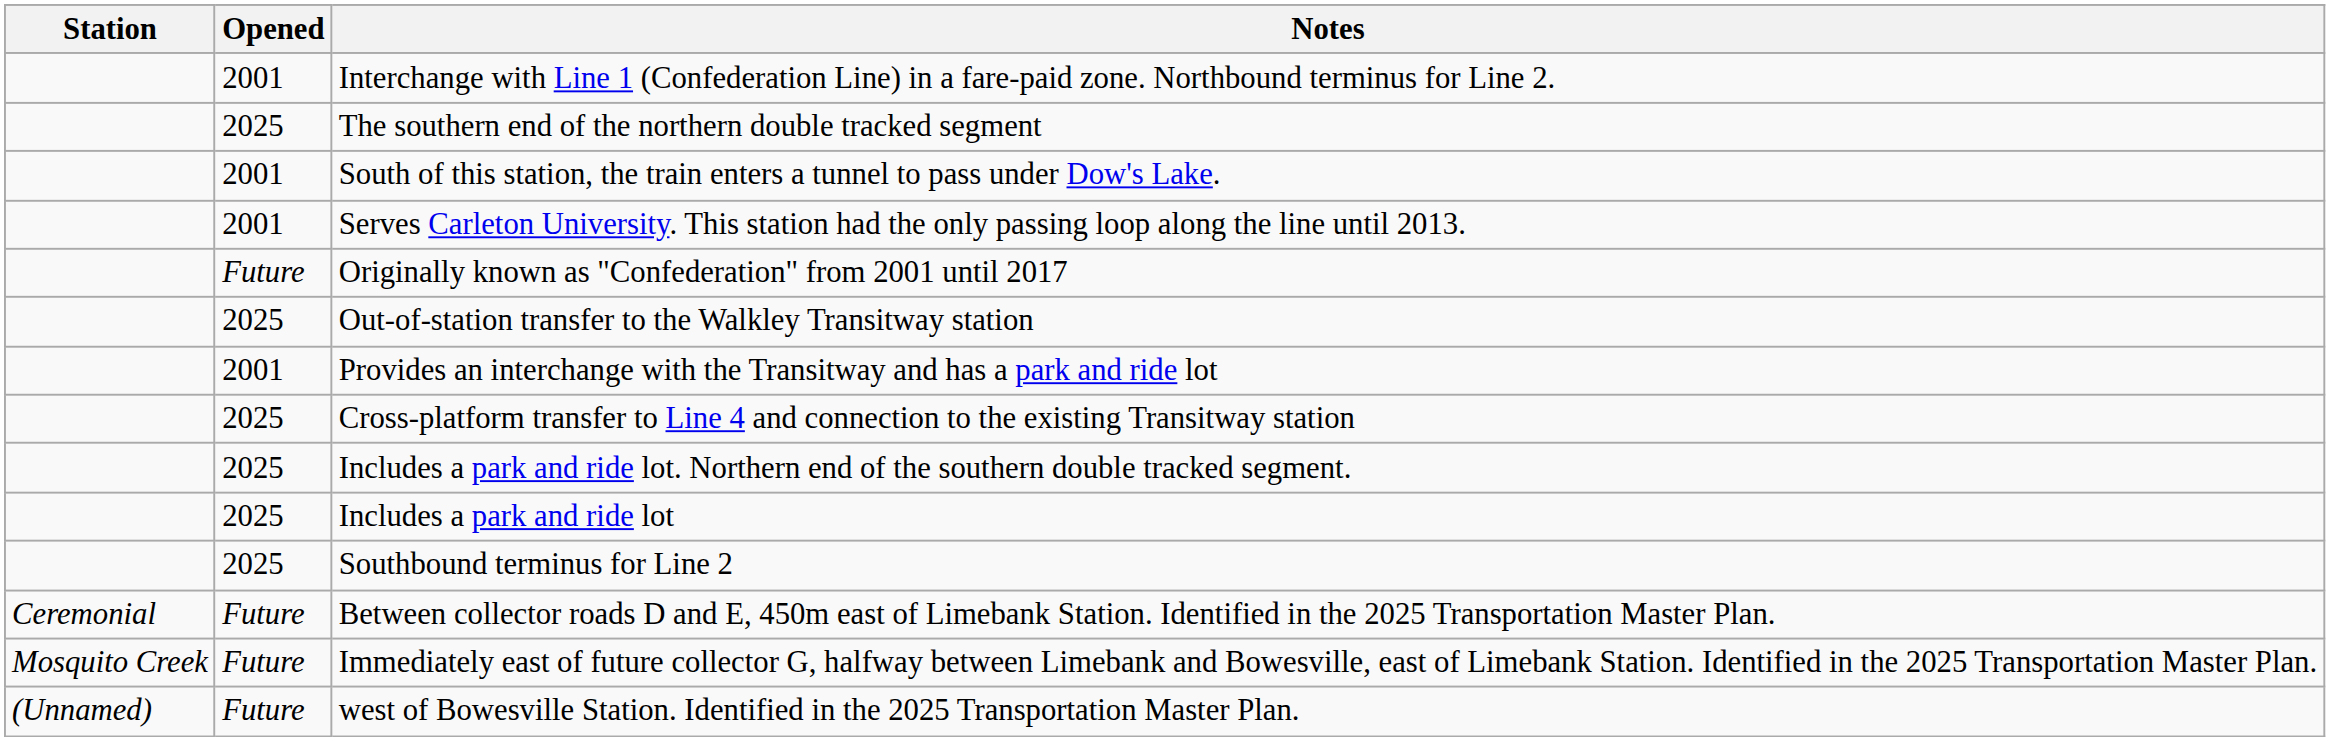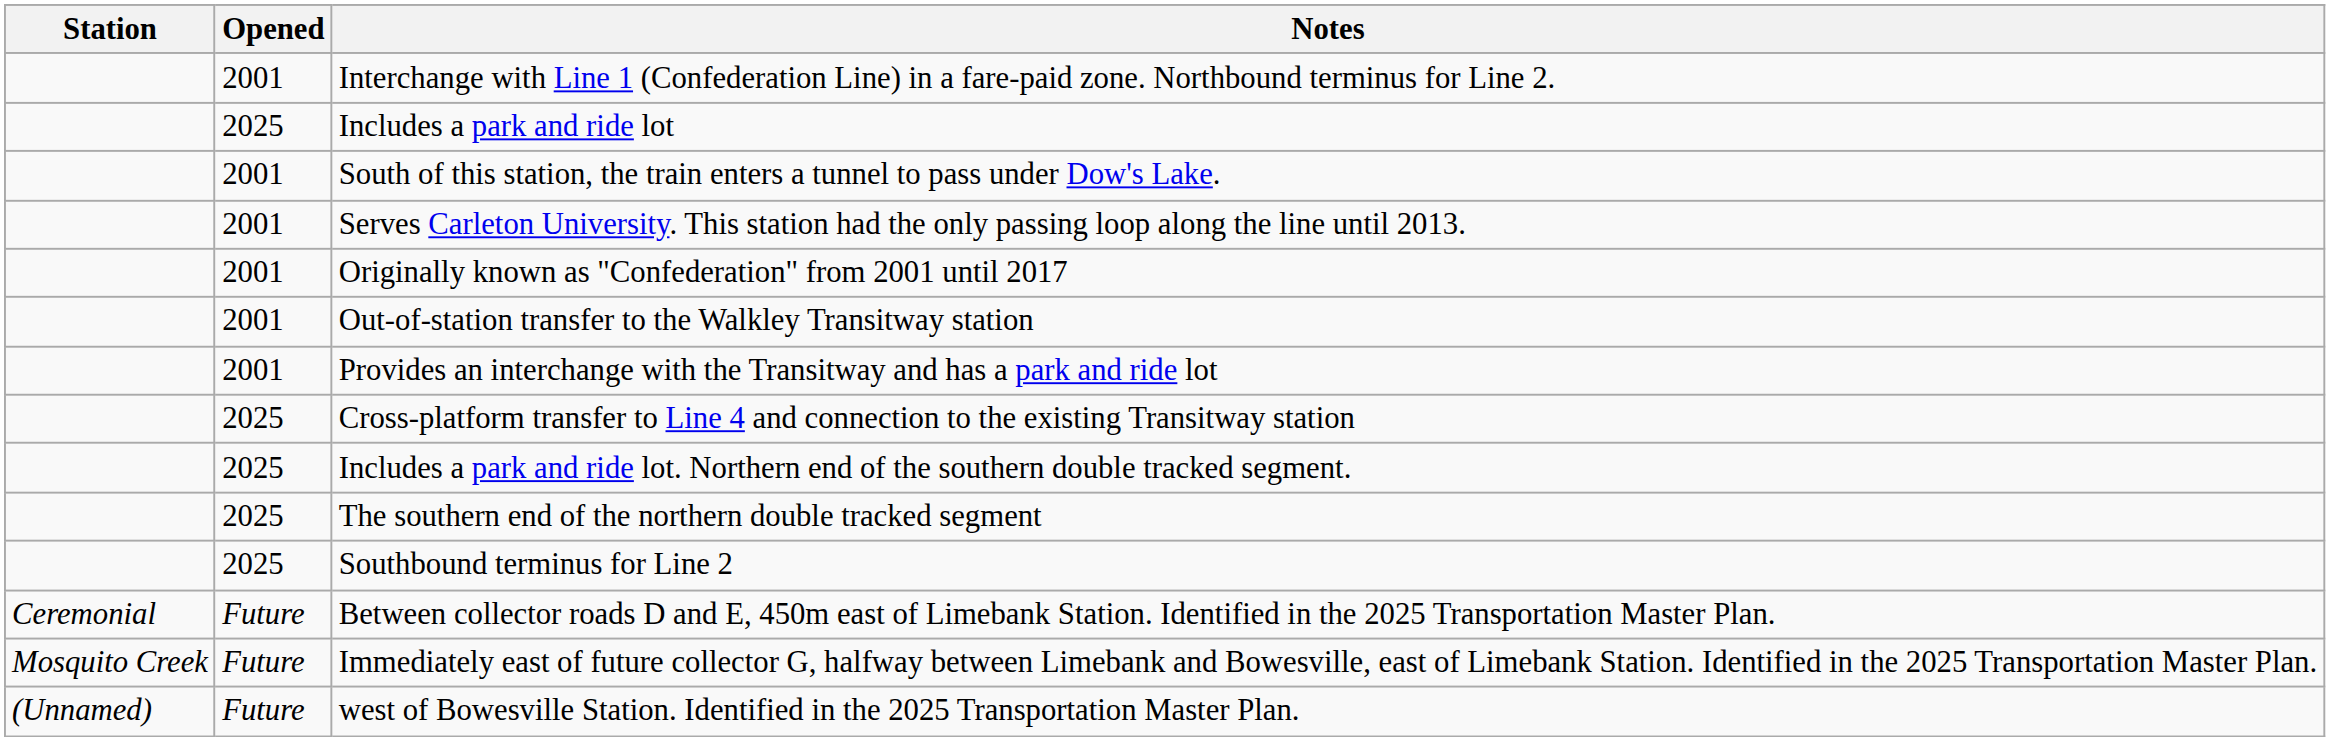rows swapped: (690, 126) <-> (506, 516)
(263, 272) Future -> (253, 272) 2001
(253, 321) 2025 -> (253, 321) 2001
